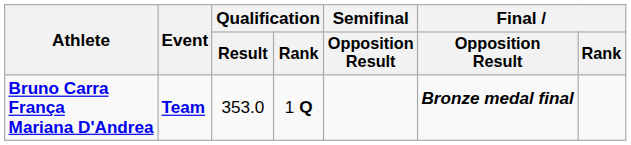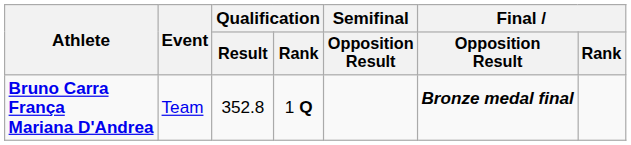(183, 108) bold -> (183, 108) normal
(243, 108) 353.0 -> (243, 108) 352.8
